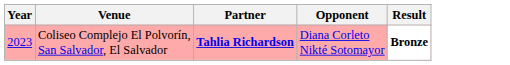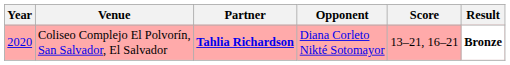+ column: (424, 15)
(20, 42) 2023 -> (20, 42) 2020
